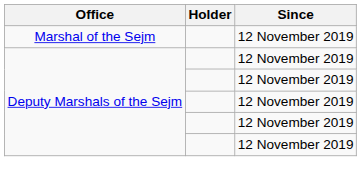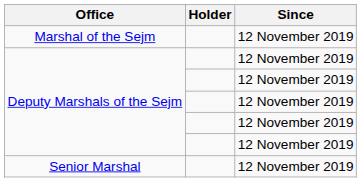+ row: (95, 166)
